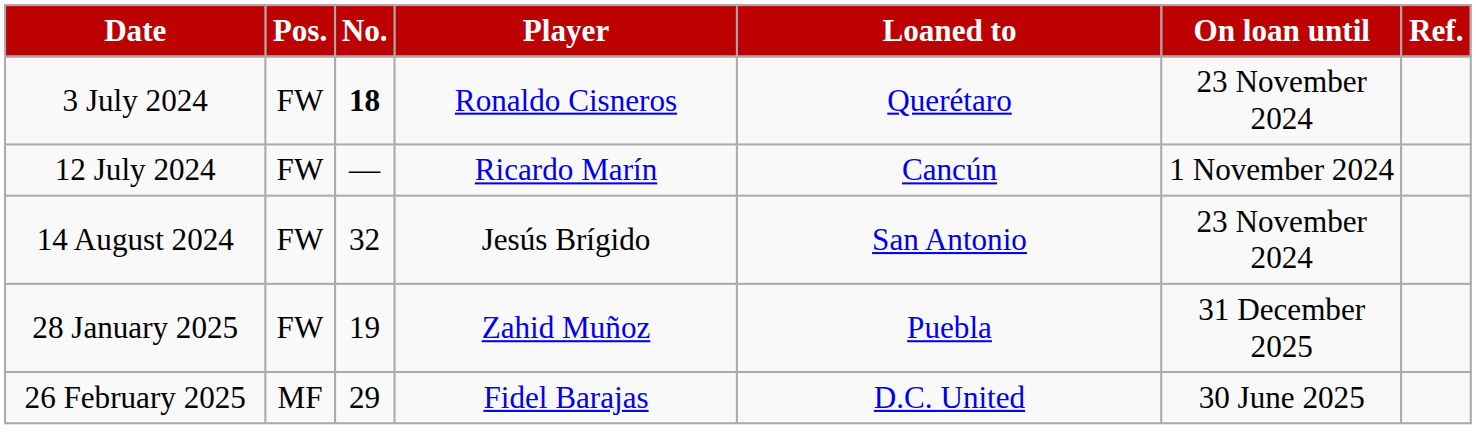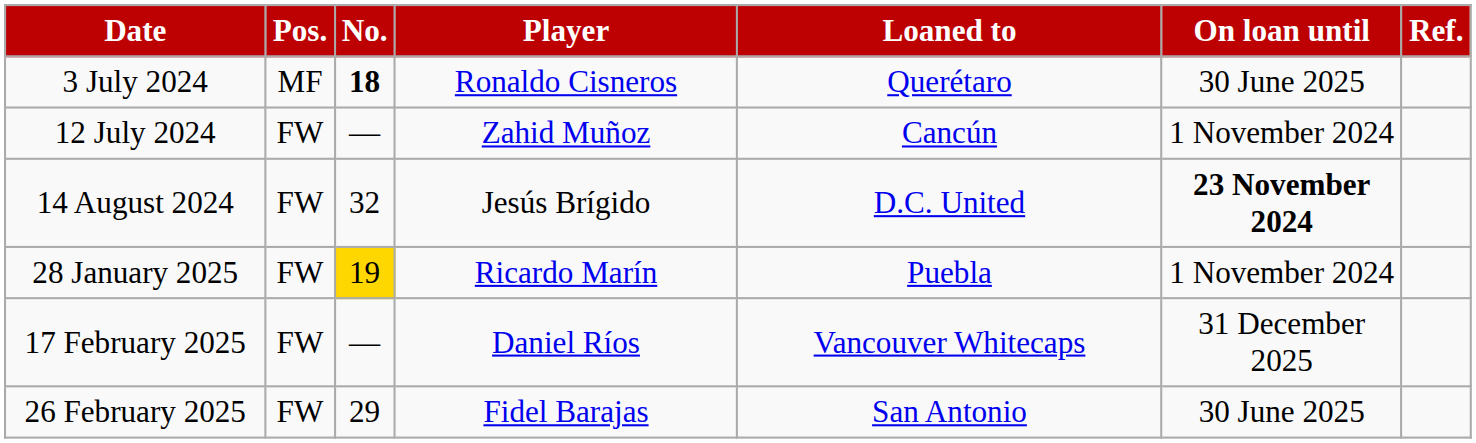(300, 100) FW -> (300, 81) MF
(1282, 100) 23 November 2024 -> (1282, 81) 30 June 2025
(566, 170) Ricardo Marín -> (566, 133) Zahid Muñoz
(949, 239) San Antonio -> (949, 202) D.C. United
(1282, 239) normal -> (1282, 202) bold
(365, 328) no background -> (365, 272) gold background
(566, 328) Zahid Muñoz -> (566, 272) Ricardo Marín
(1282, 328) 31 December 2025 -> (1282, 272) 1 November 2024
+ row: (135, 342)
(300, 397) MF -> (300, 412) FW
(949, 397) D.C. United -> (949, 412) San Antonio
